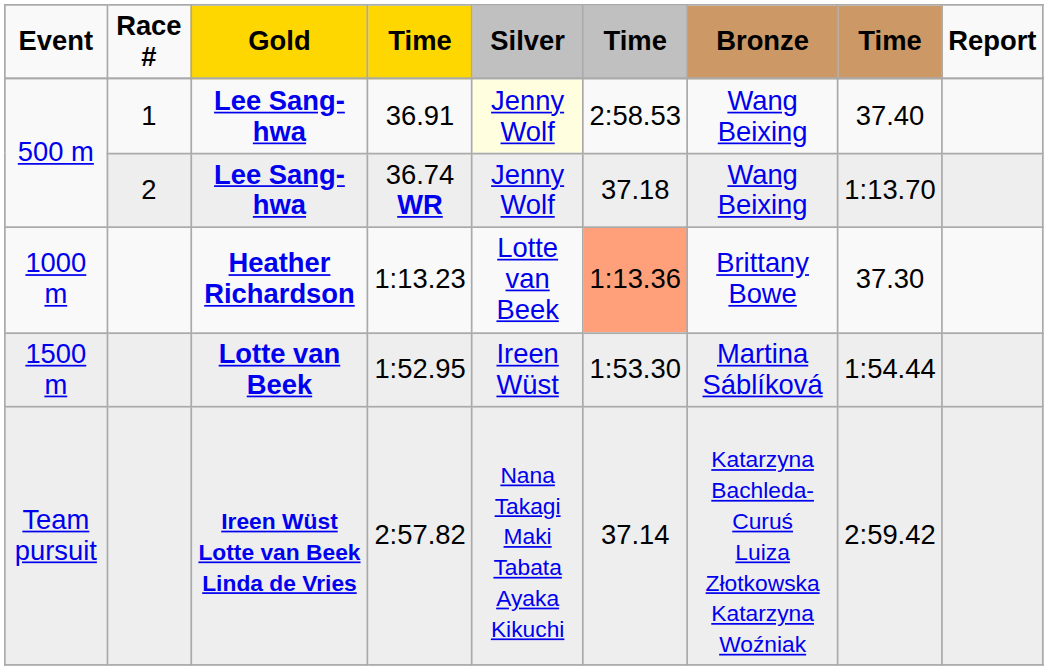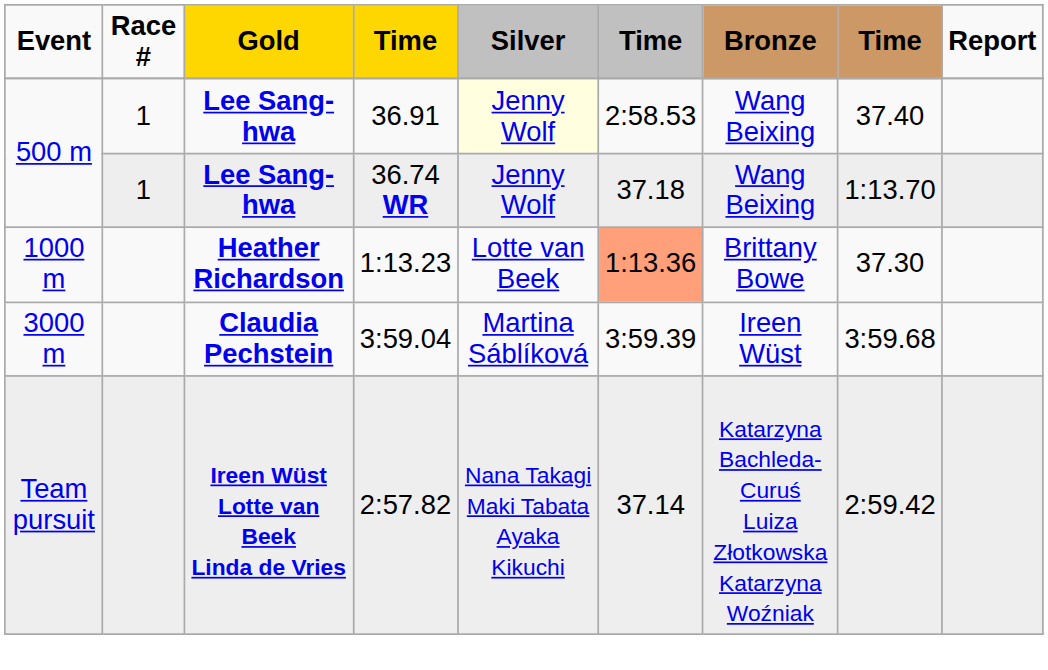(149, 189) 2 -> (143, 189) 1
- row: (420, 369)
+ row: (405, 338)
